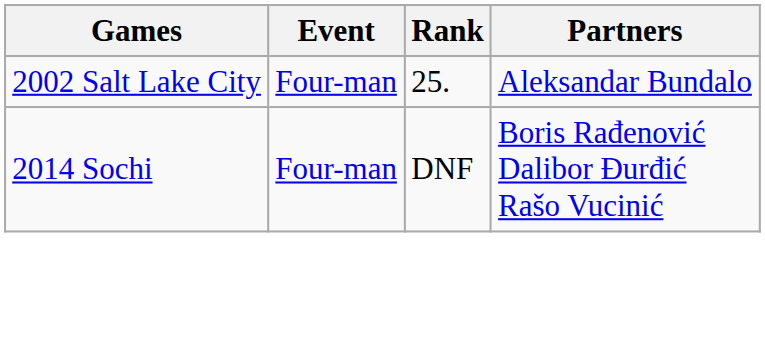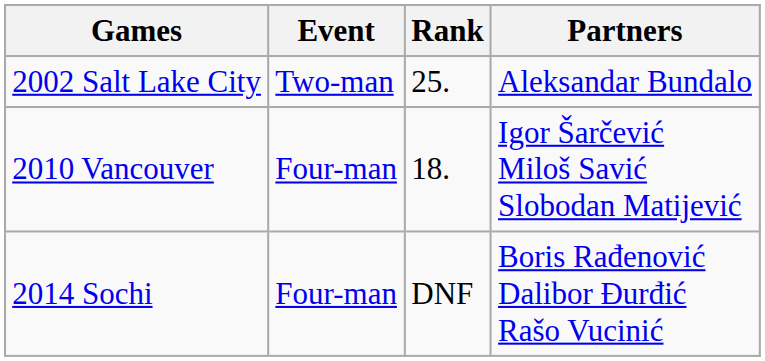(336, 81) Four-man -> (334, 81) Two-man
+ row: (113, 169)
